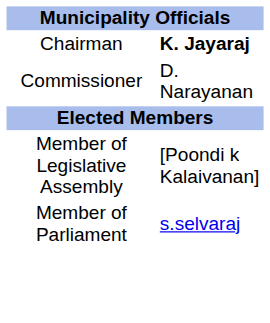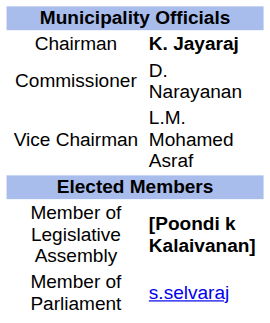+ row: (76, 139)
(210, 165) normal -> (202, 234) bold
